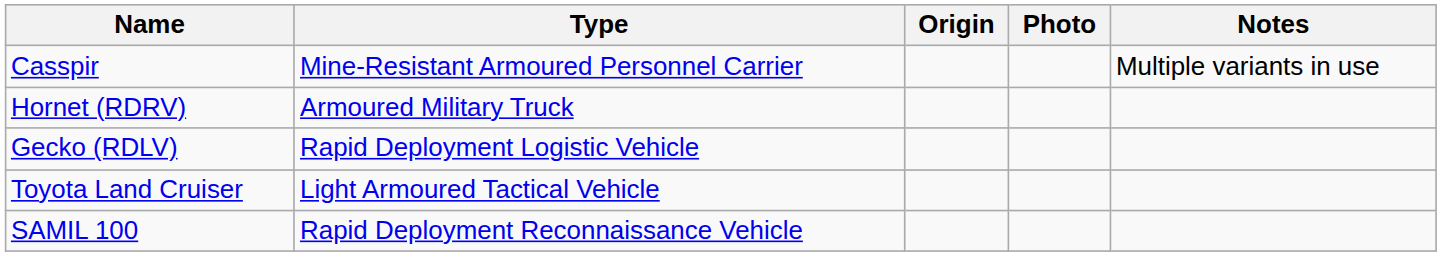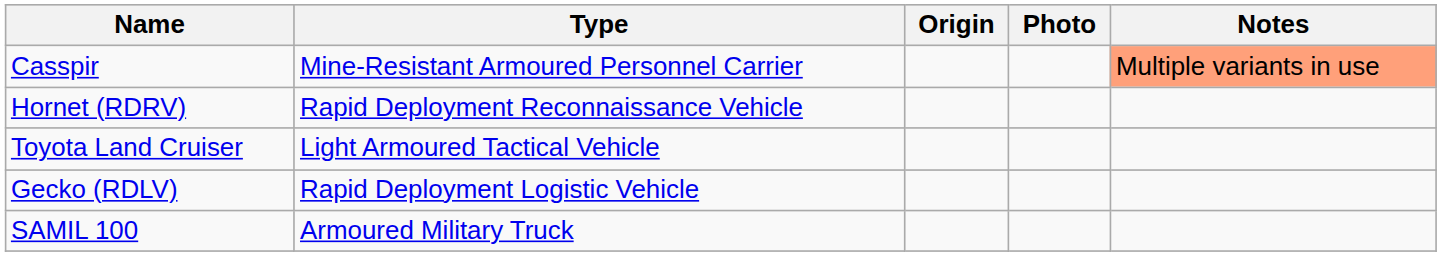(1248, 66) no background -> (1248, 66) lightsalmon background
(437, 107) Armoured Military Truck -> (551, 107) Rapid Deployment Reconnaissance Vehicle
rows swapped: (94, 148) <-> (127, 189)
(551, 230) Rapid Deployment Reconnaissance Vehicle -> (437, 230) Armoured Military Truck
